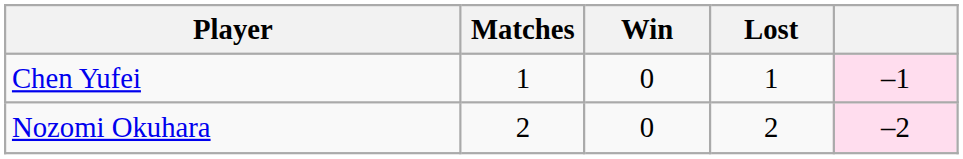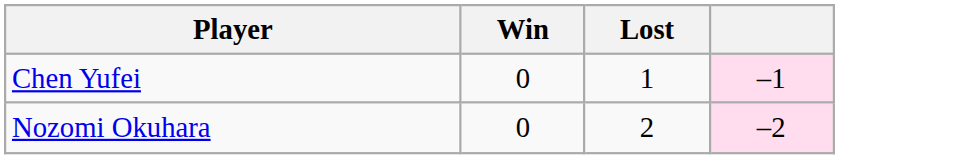- column: (523, 29)
